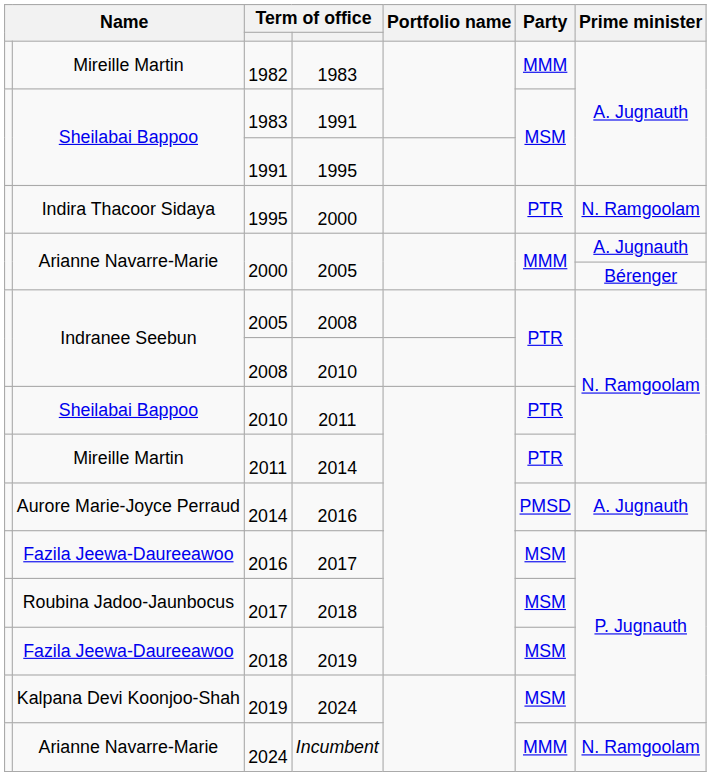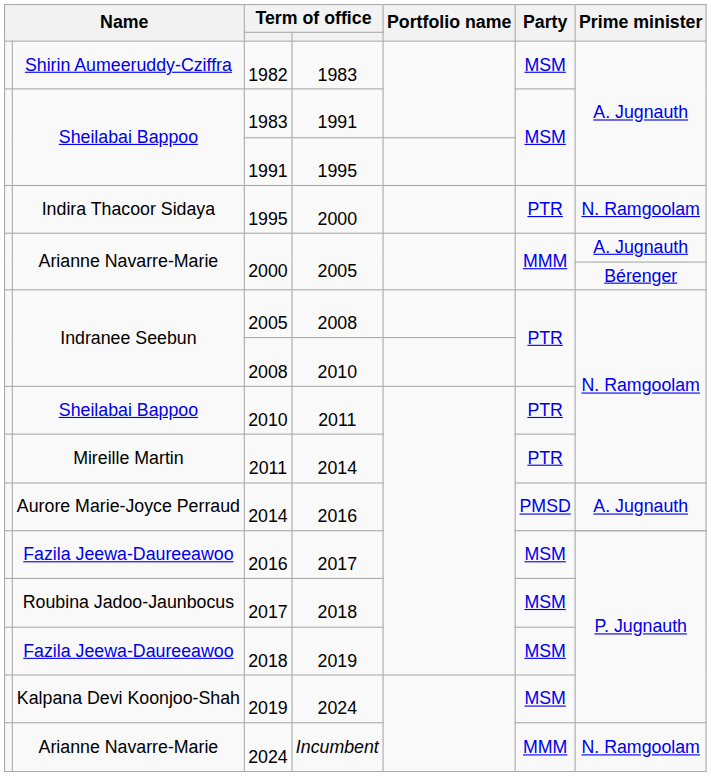(128, 64) Mireille Martin -> (128, 64) Shirin Aumeeruddy-Cziffra
(545, 64) MMM -> (545, 64) MSM
